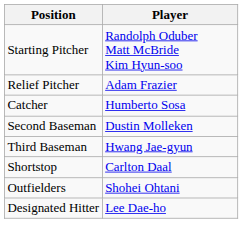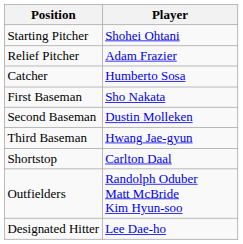(151, 49) Randolph Oduber Matt McBride Kim Hyun-soo -> (142, 35) Shohei Ohtani
+ row: (45, 96)
(142, 187) Shohei Ohtani -> (151, 193) Randolph Oduber Matt McBride Kim Hyun-soo
